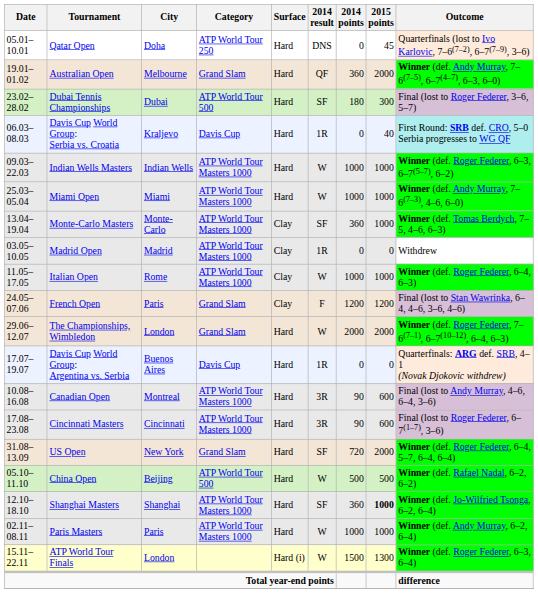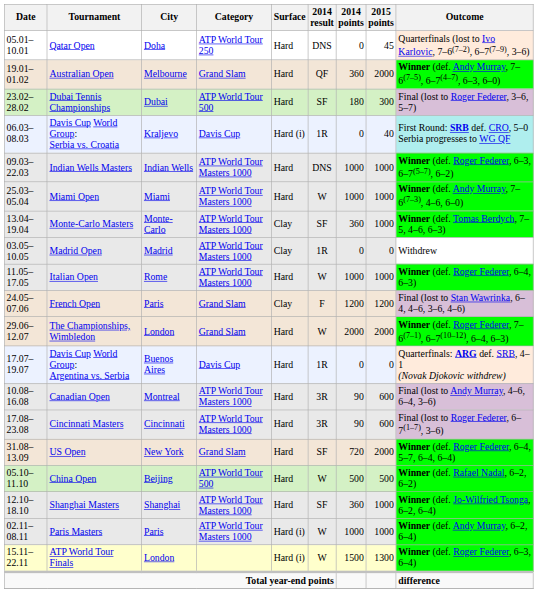(283, 134) Hard -> (289, 134) Hard (i)
(322, 167) W -> (322, 167) DNS
(283, 277) Clay -> (283, 277) Hard
(384, 505) bold -> (384, 505) normal
(283, 531) Hard -> (289, 531) Hard (i)
